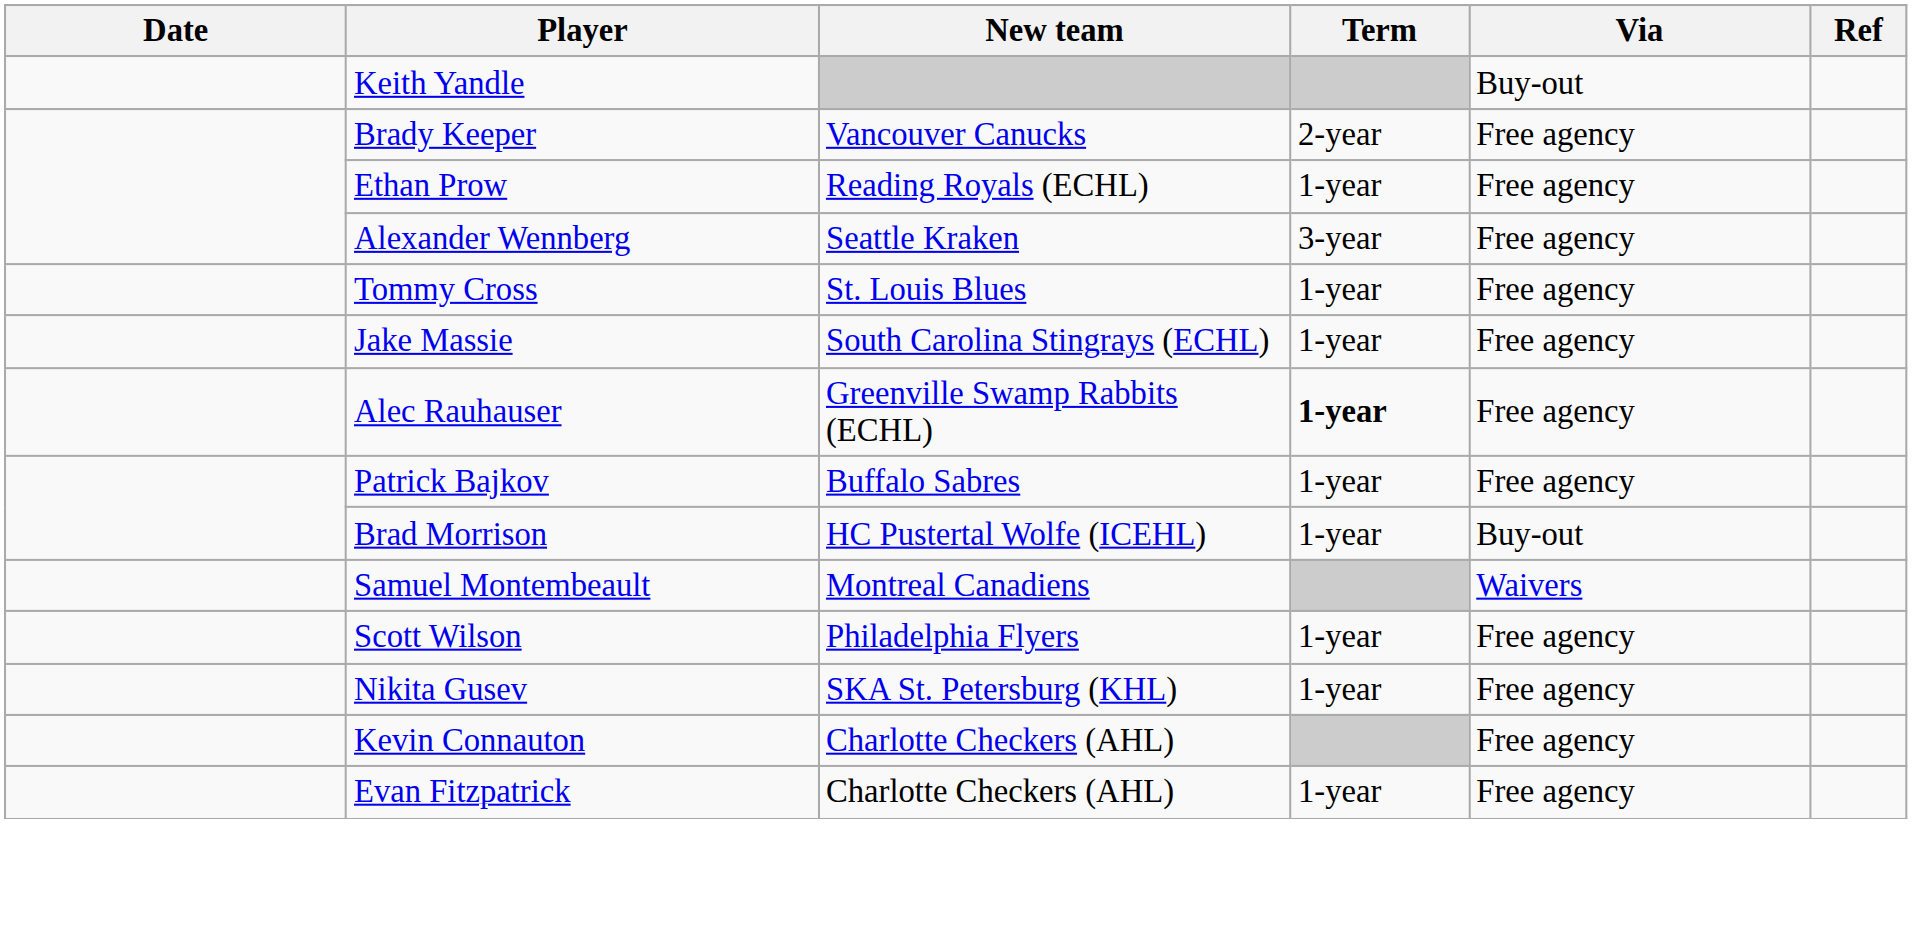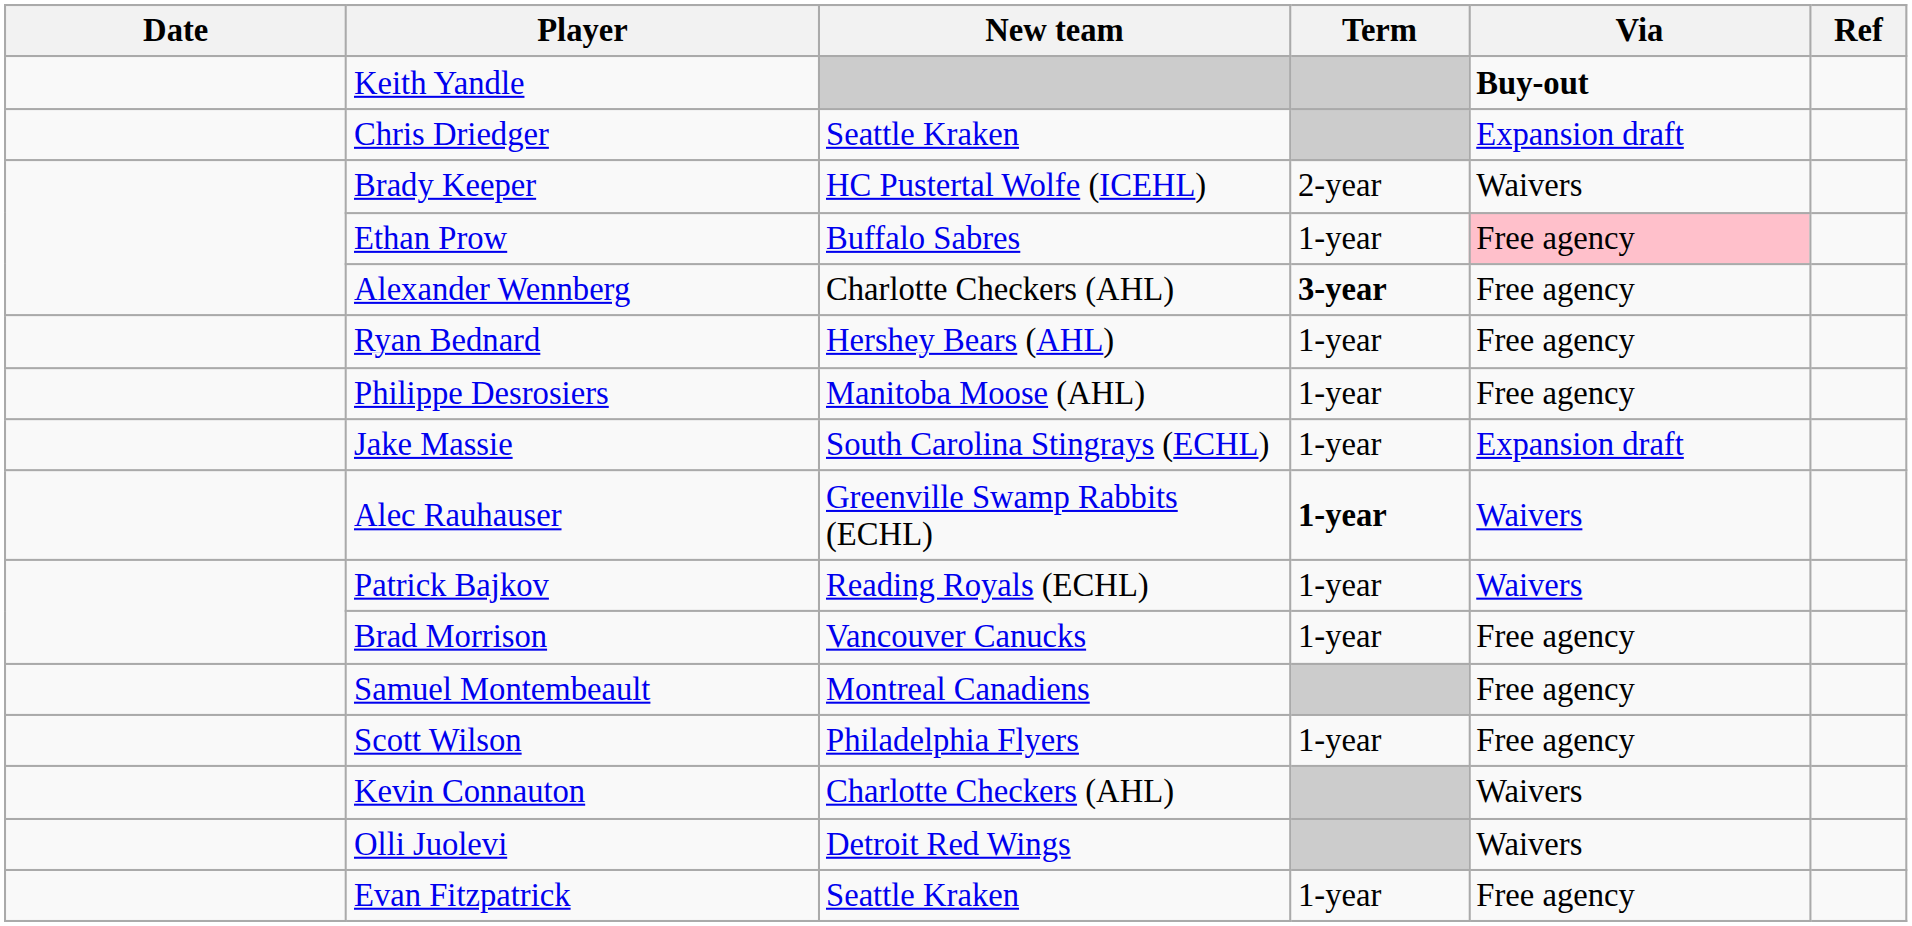(1530, 82) normal -> (1532, 82) bold
+ row: (451, 133)
(956, 133) Vancouver Canucks -> (1016, 185) HC Pustertal Wolfe (ICEHL)
(1556, 133) Free agency -> (1529, 185) Waivers
(987, 185) Reading Royals (ECHL) -> (923, 237) Buffalo Sabres
(1556, 185) no background -> (1556, 237) pink background
(923, 237) Seattle Kraken -> (1000, 289) Charlotte Checkers (AHL)
(1340, 237) normal -> (1342, 289) bold
- row: (446, 289)
+ row: (447, 340)
+ row: (481, 392)
(1556, 340) Free agency -> (1580, 444) Expansion draft
(1556, 411) Free agency -> (1529, 514) Waivers
(923, 481) Buffalo Sabres -> (987, 584) Reading Royals (ECHL)
(1556, 481) Free agency -> (1529, 584) Waivers
(1016, 532) HC Pustertal Wolfe (ICEHL) -> (956, 636) Vancouver Canucks
(1530, 532) Buy-out -> (1556, 636) Free agency
(1529, 584) Waivers -> (1556, 688) Free agency
- row: (441, 688)
(1556, 740) Free agency -> (1529, 791) Waivers
+ row: (431, 843)
(1000, 791) Charlotte Checkers (AHL) -> (923, 895) Seattle Kraken
